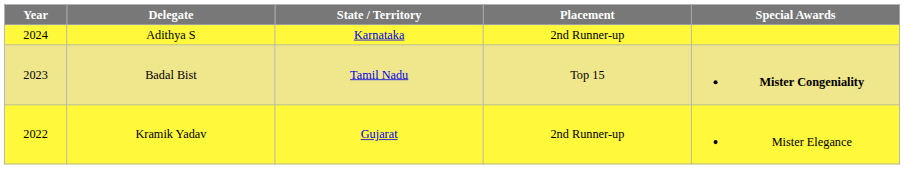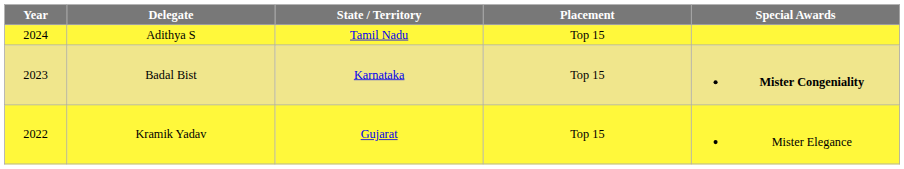(379, 35) Karnataka -> (379, 35) Tamil Nadu
(587, 35) 2nd Runner-up -> (587, 35) Top 15
(379, 75) Tamil Nadu -> (379, 75) Karnataka
(587, 134) 2nd Runner-up -> (587, 134) Top 15
